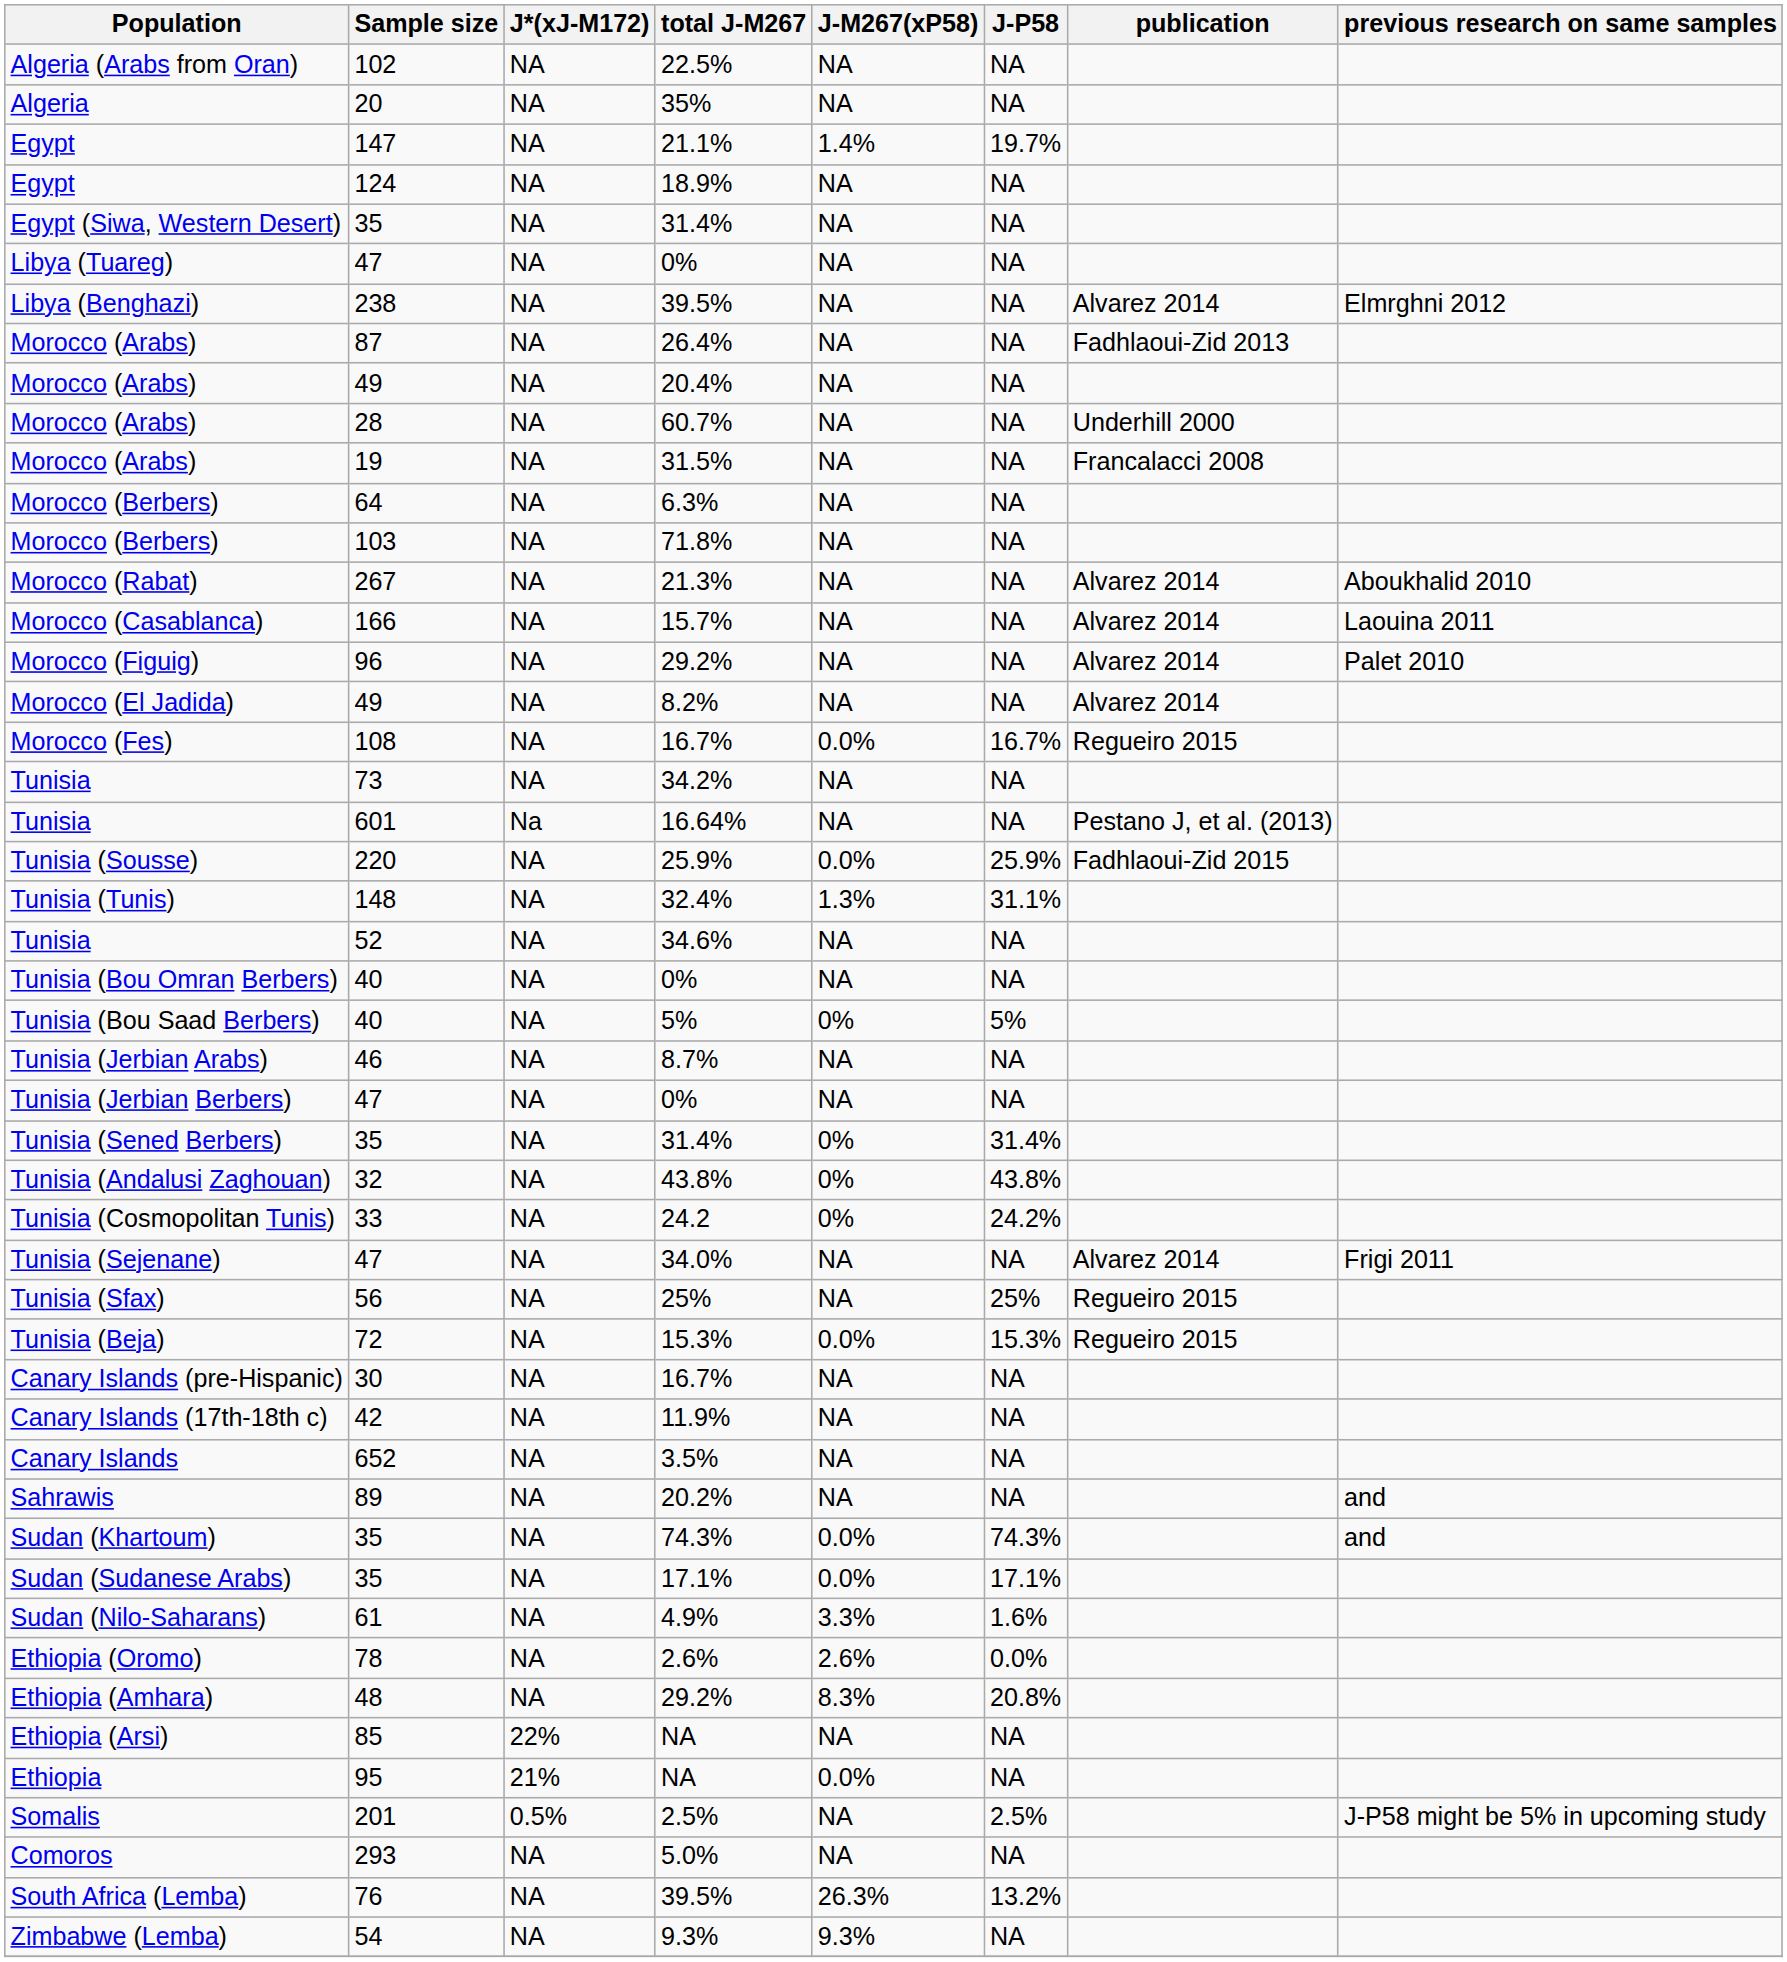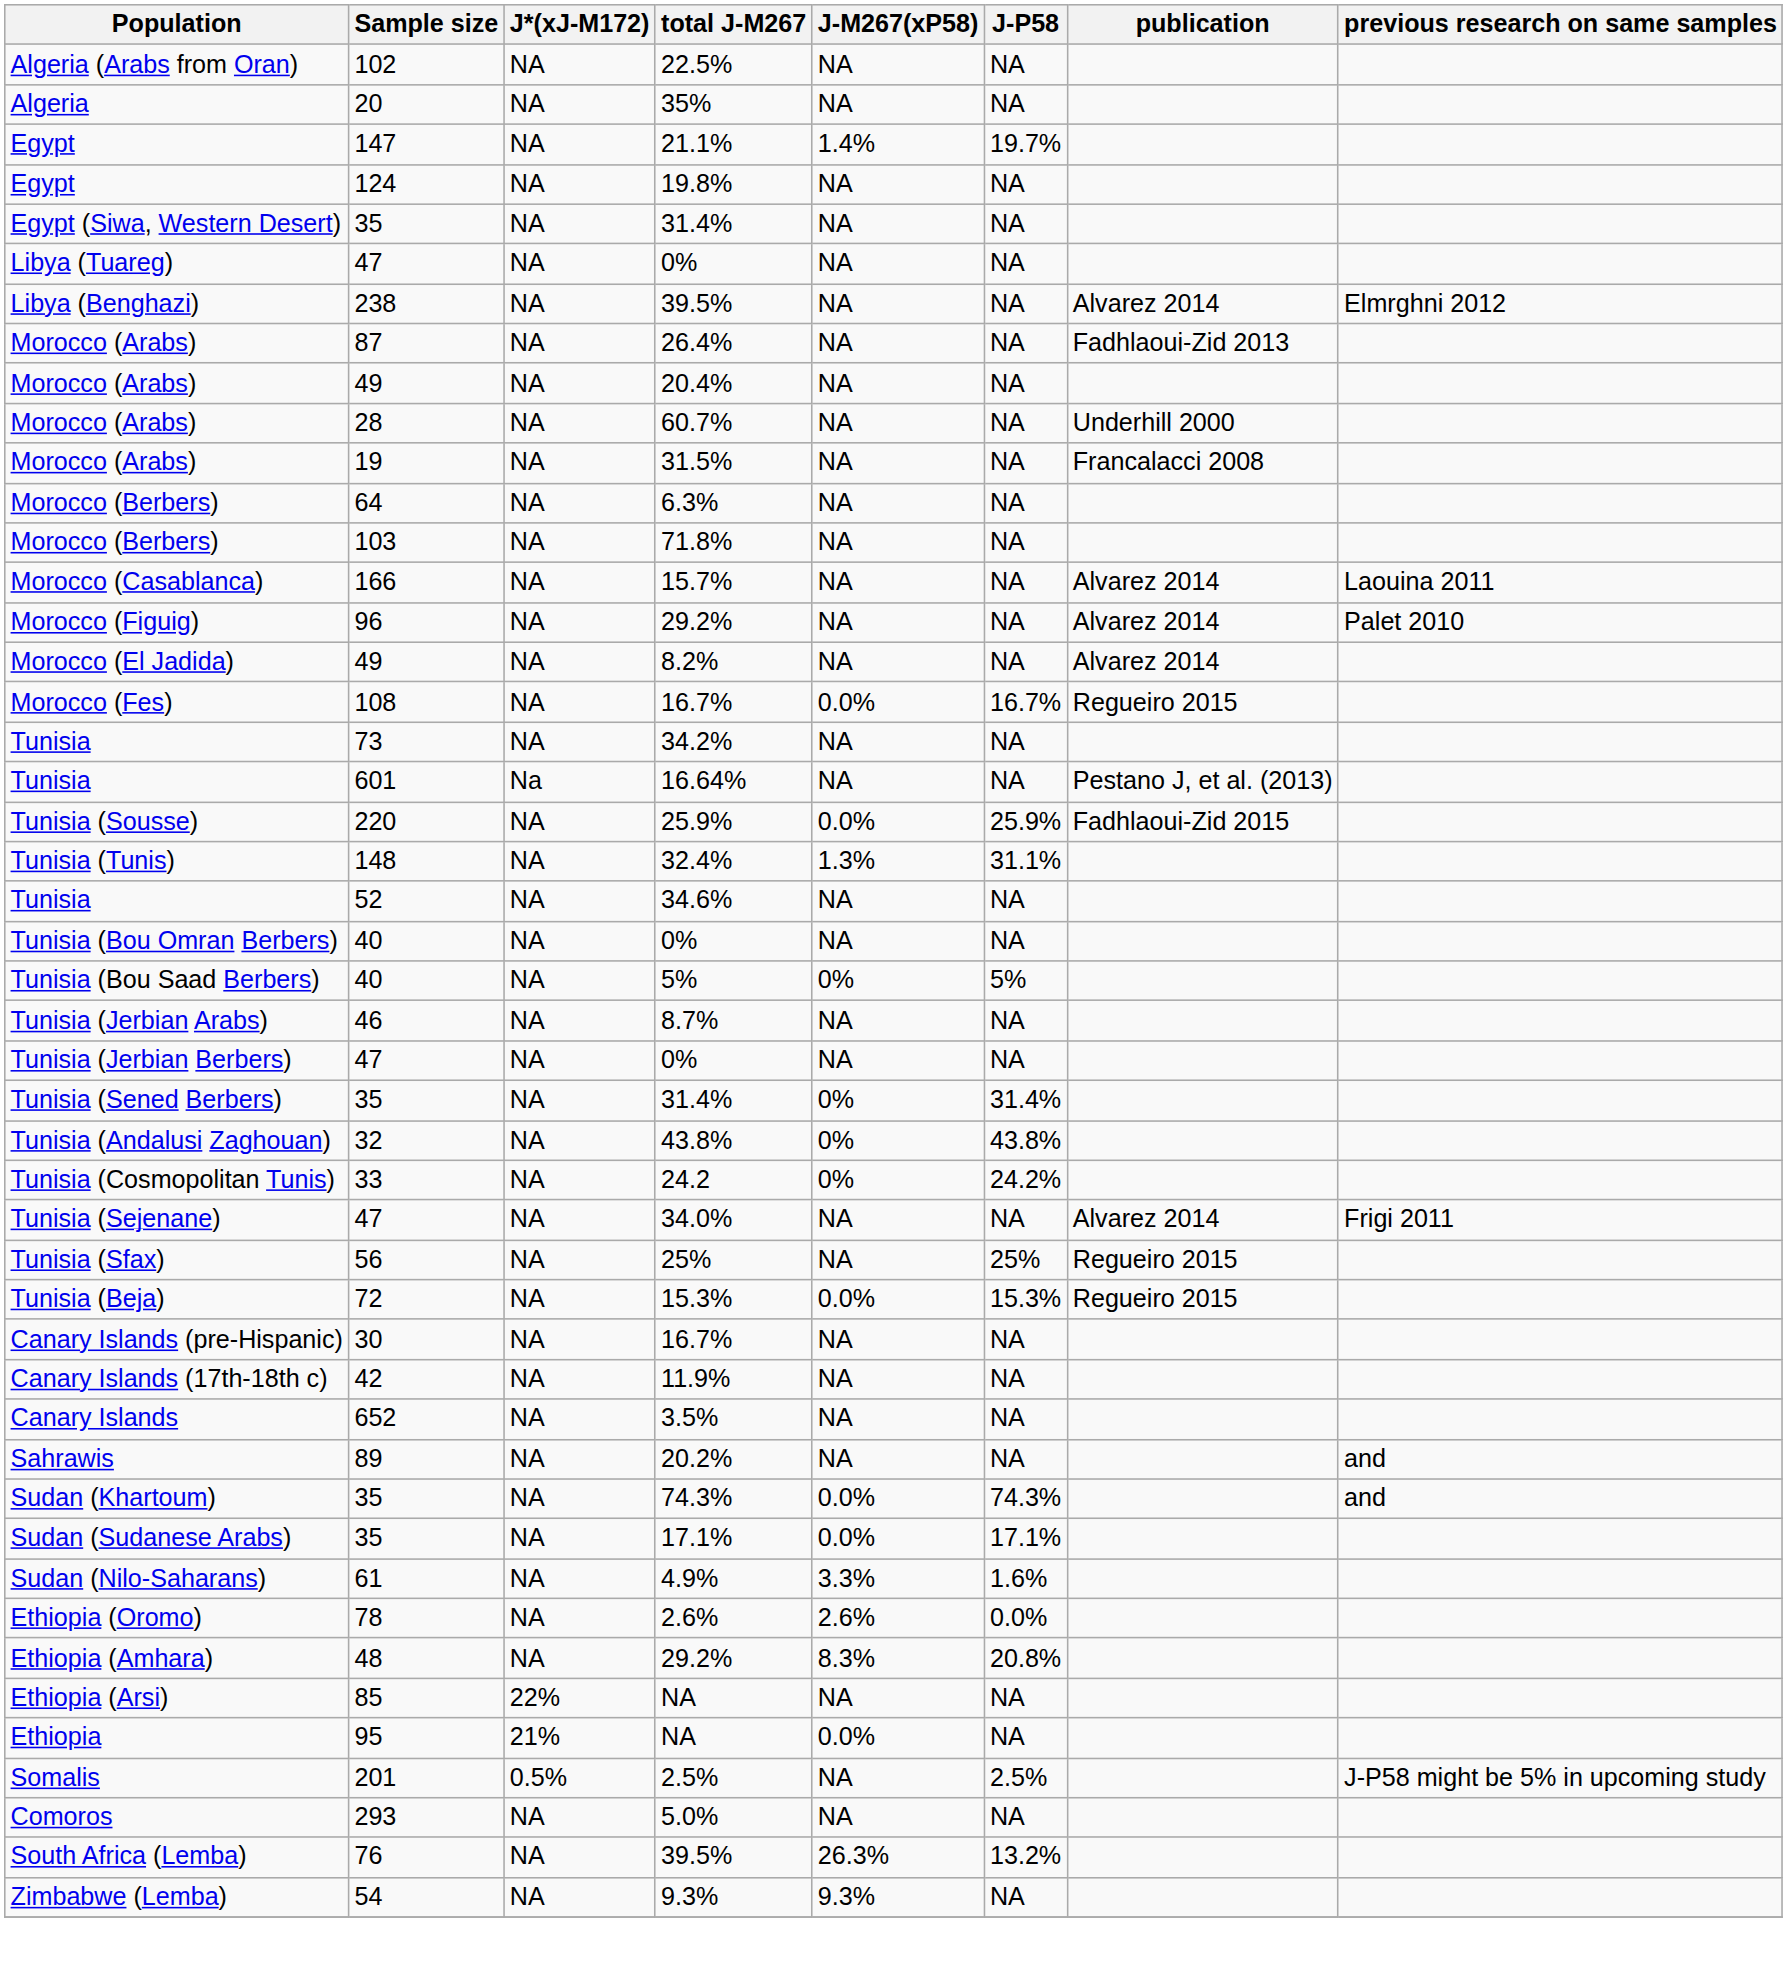(697, 183) 18.9% -> (697, 183) 19.8%
- row: (104, 582)
